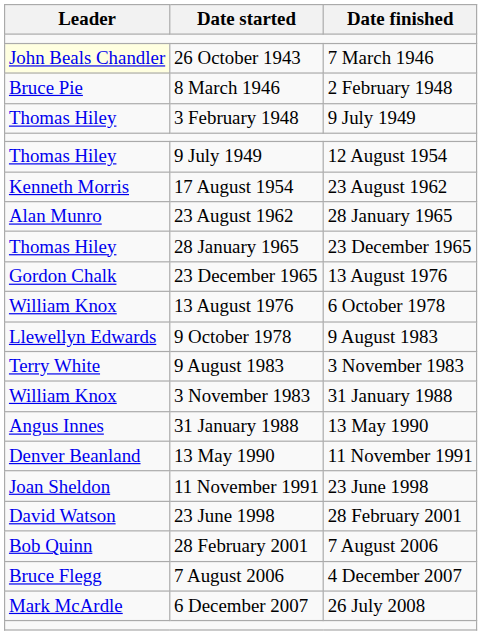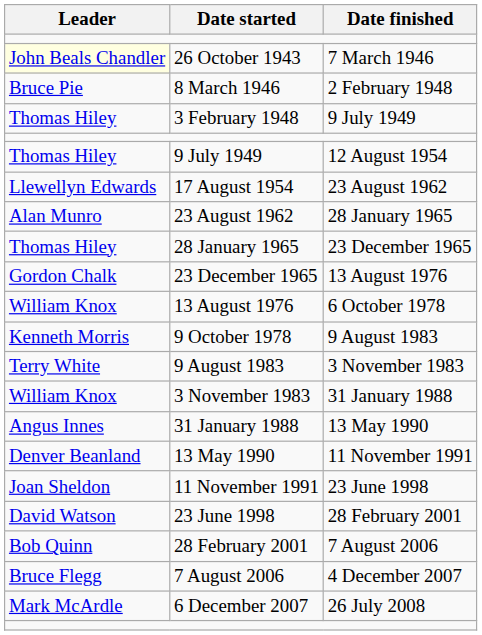(69, 186) Kenneth Morris -> (83, 186) Llewellyn Edwards
(83, 336) Llewellyn Edwards -> (69, 336) Kenneth Morris
